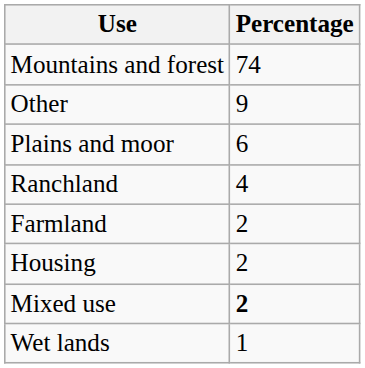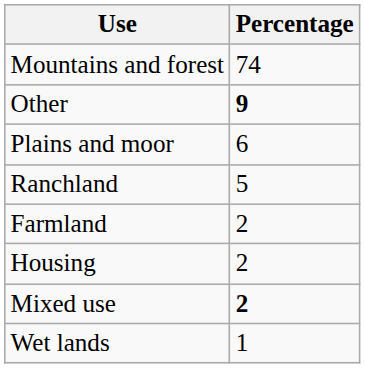(242, 104) normal -> (242, 104) bold
(242, 183) 4 -> (242, 183) 5
